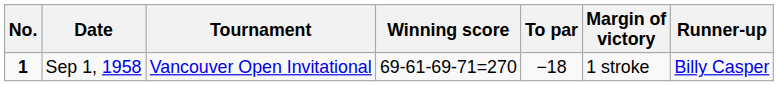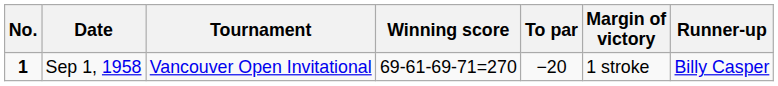(552, 67) −18 -> (552, 67) −20
